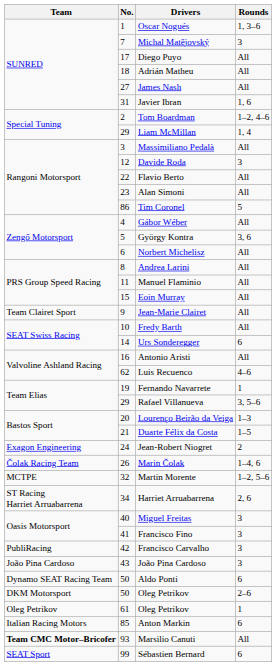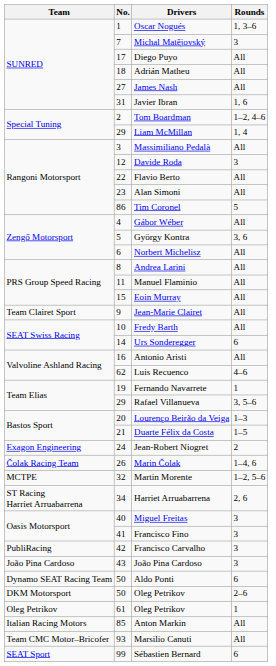(240, 623) 6 -> (239, 623) All
(61, 638) bold -> (58, 638) normal
